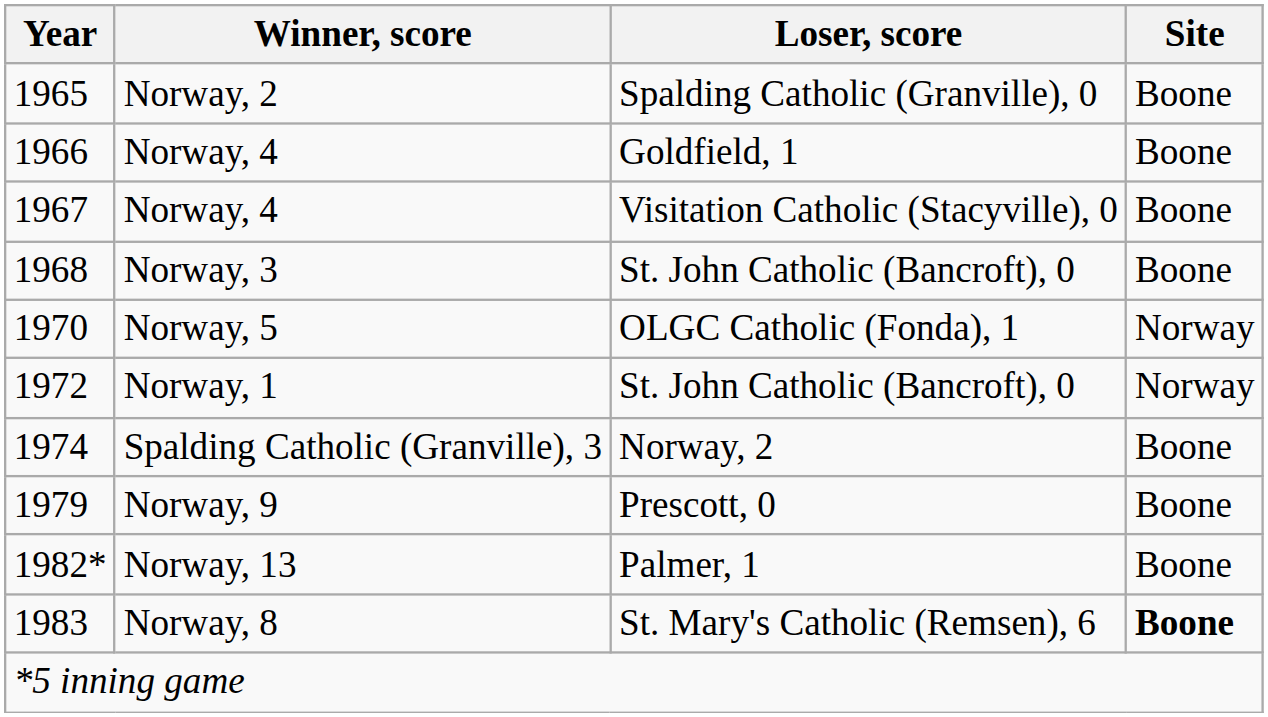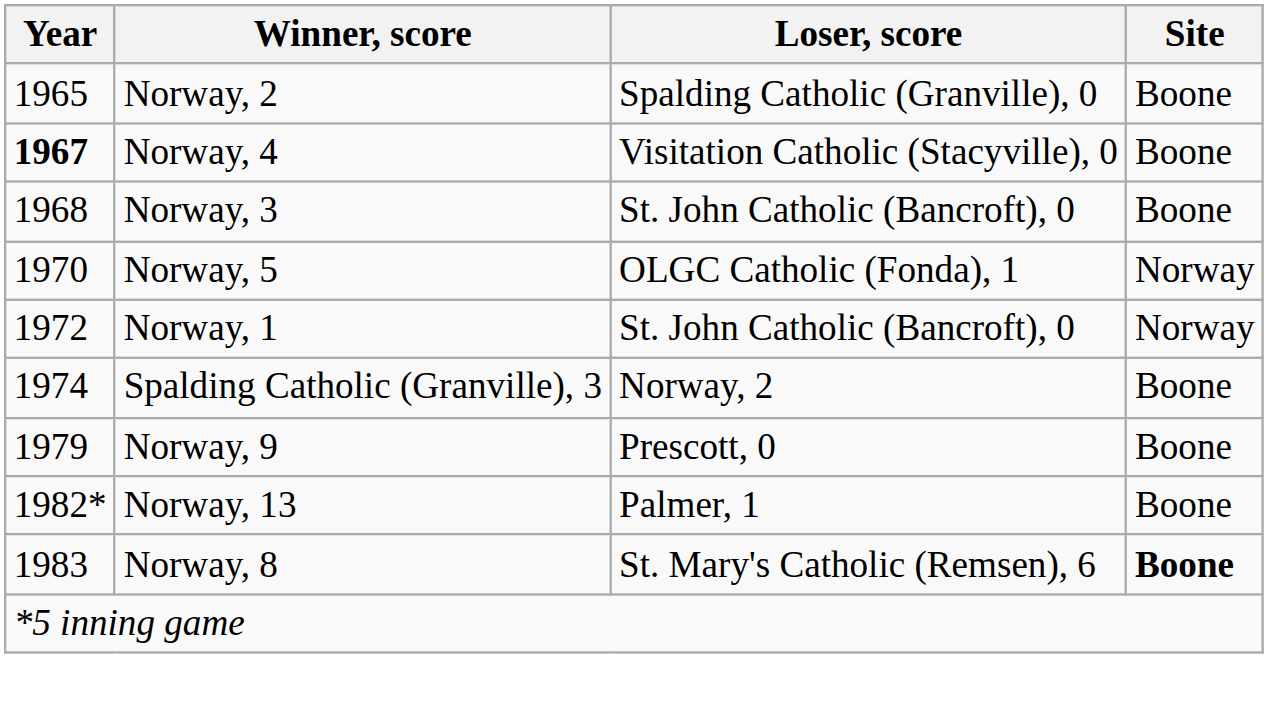- row: (201, 151)
(51, 210) normal -> (51, 151) bold
